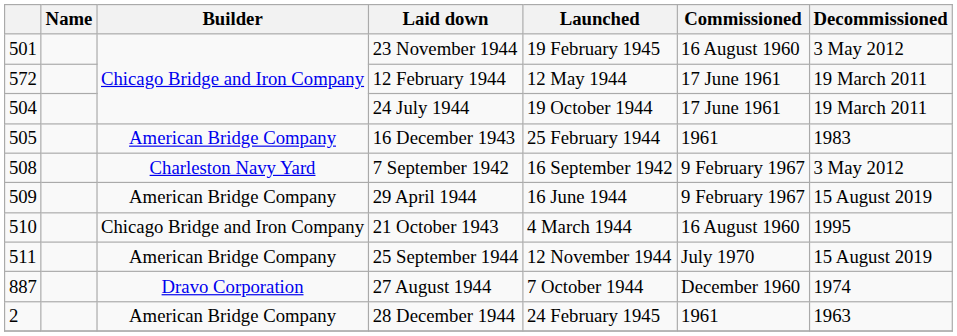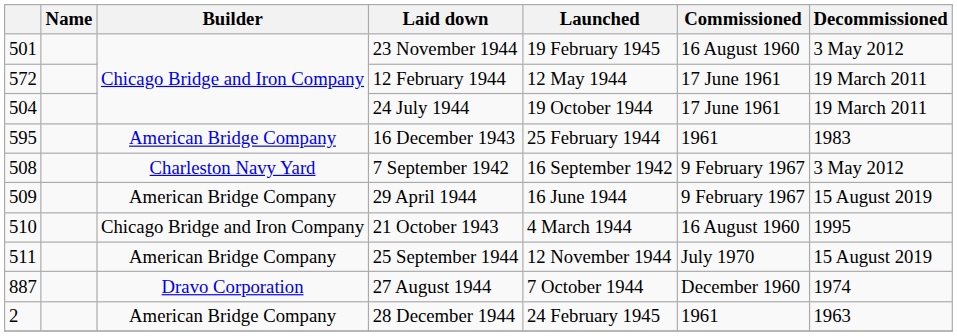(23, 138) 505 -> (23, 138) 595
